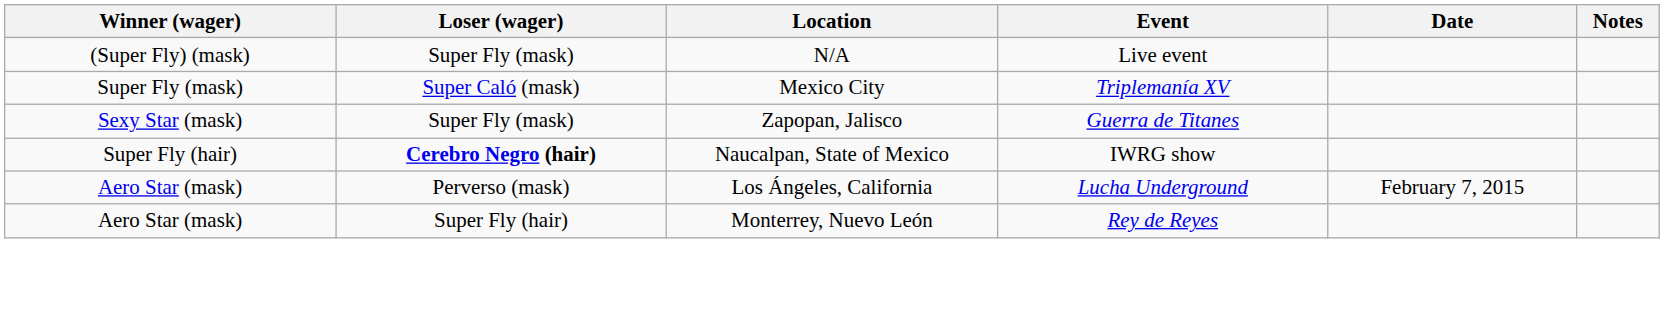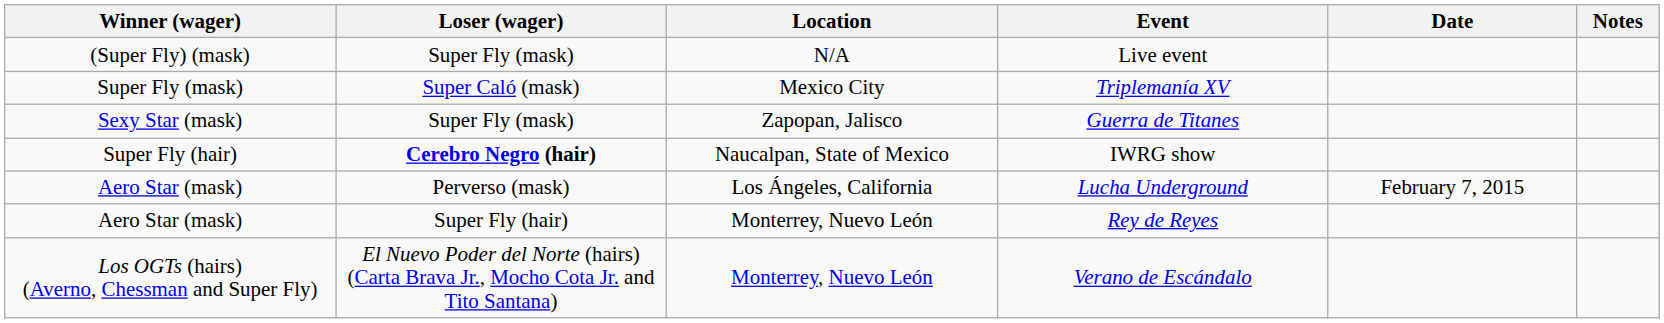+ row: (1163, 277)
